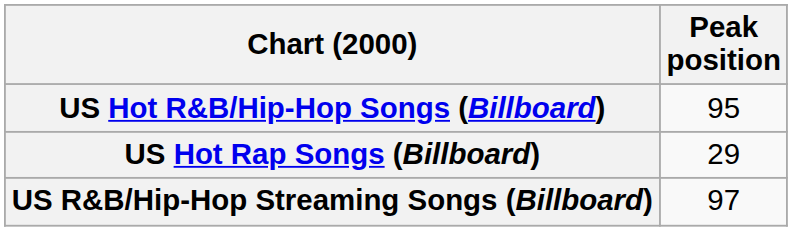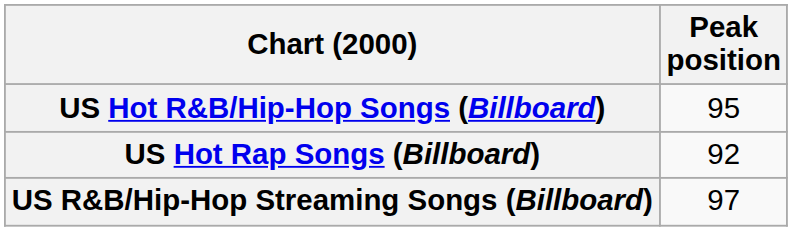(724, 154) 29 -> (724, 154) 92
